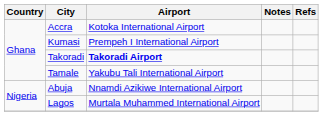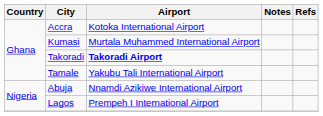(154, 42) Prempeh I International Airport -> (174, 42) Murtala Muhammed International Airport
(174, 103) Murtala Muhammed International Airport -> (154, 103) Prempeh I International Airport
